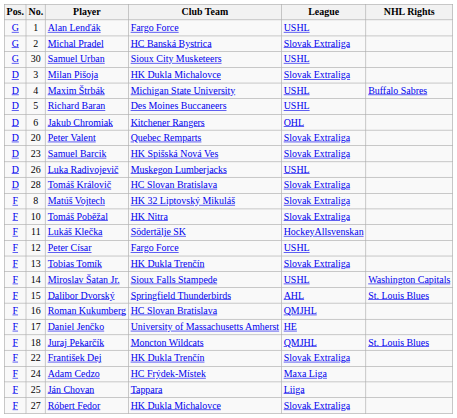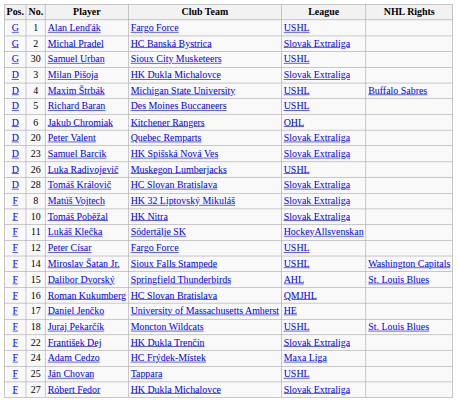- row: (75, 264)
(300, 342) QMJHL -> (297, 327) USHL
(294, 389) Liiga -> (297, 374) USHL
